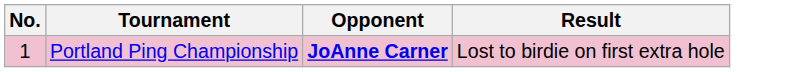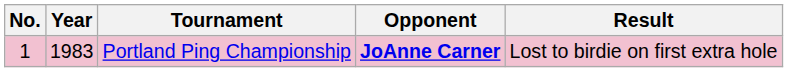+ column: (72, 20)
